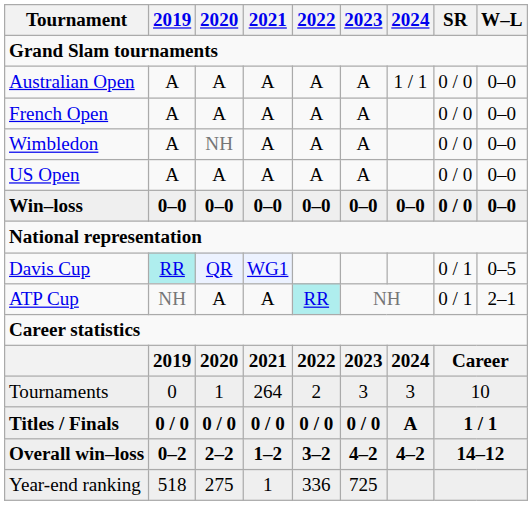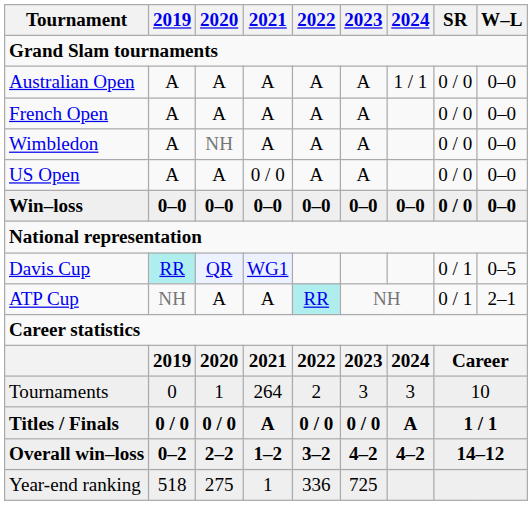(268, 174) A -> (268, 174) 0 / 0
(268, 422) 0 / 0 -> (268, 422) A
